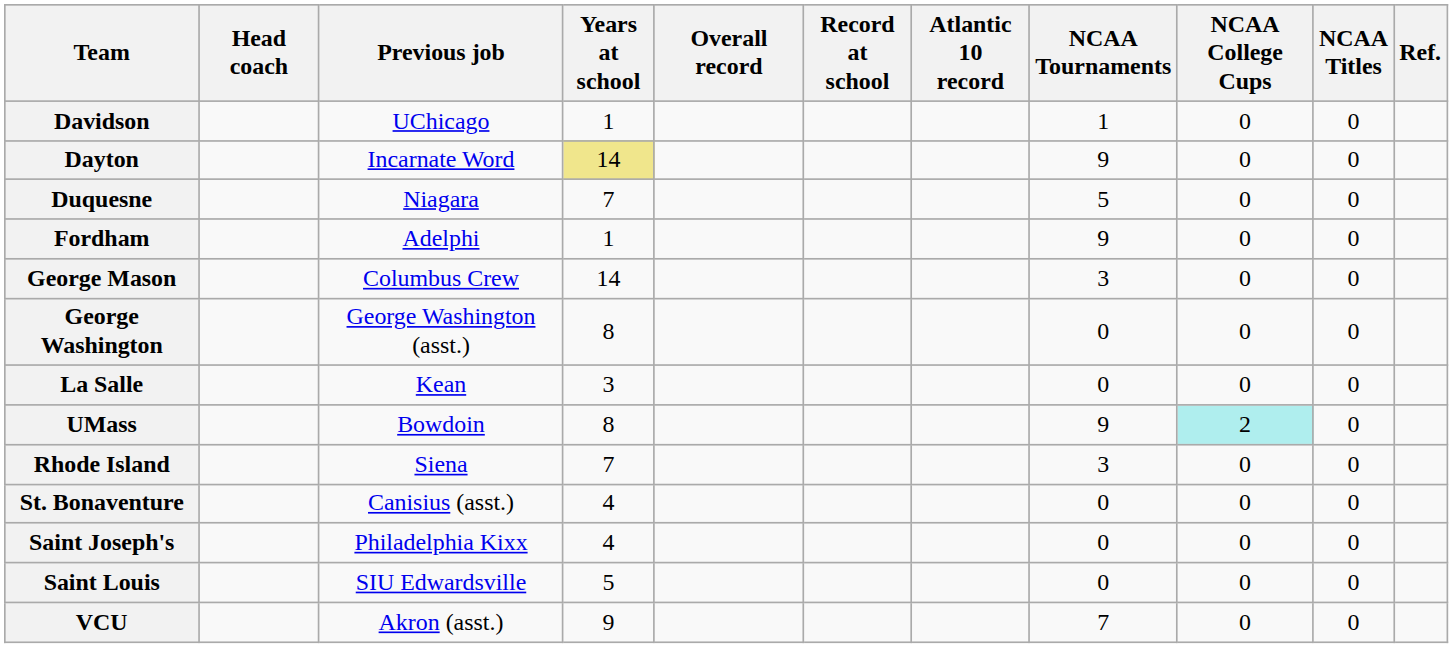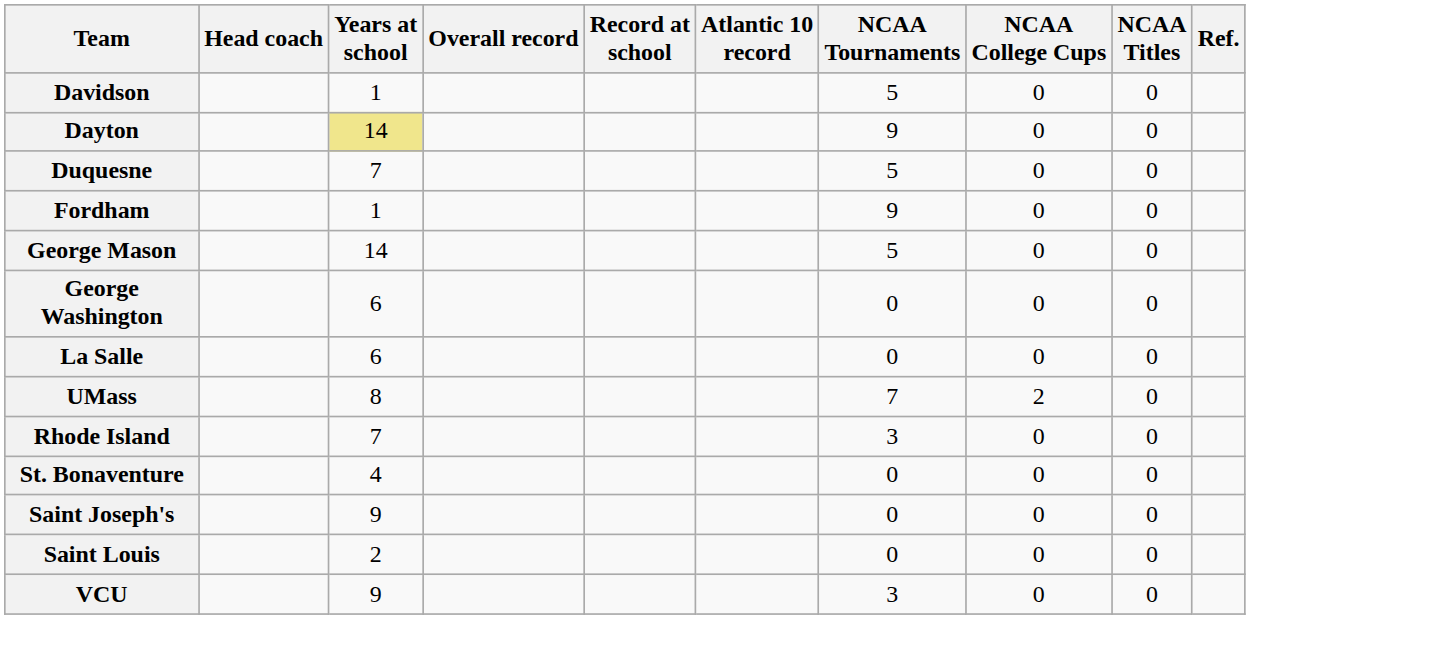- column: (441, 52)
(1103, 120) 1 -> (892, 92) 5
(1103, 278) 3 -> (892, 249) 5
(608, 331) 8 -> (376, 303) 6
(608, 385) 3 -> (376, 357) 6
(1103, 424) 9 -> (892, 396) 7
(1245, 424) paleturquoise background -> (1039, 396) no background
(608, 542) 4 -> (376, 514) 9
(608, 582) 5 -> (376, 554) 2
(1103, 621) 7 -> (892, 593) 3
